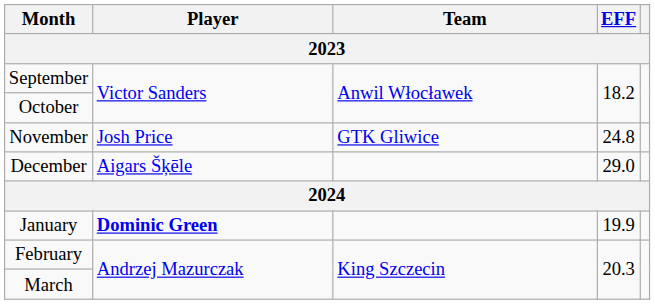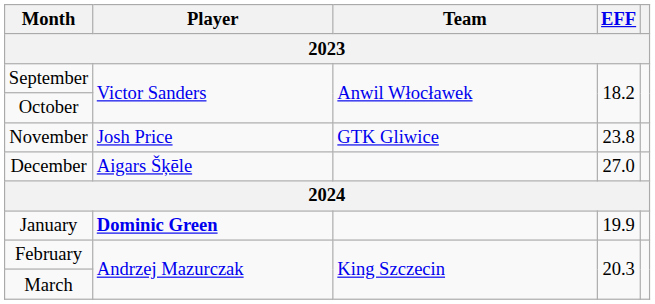(619, 136) 24.8 -> (619, 136) 23.8
(619, 166) 29.0 -> (619, 166) 27.0
